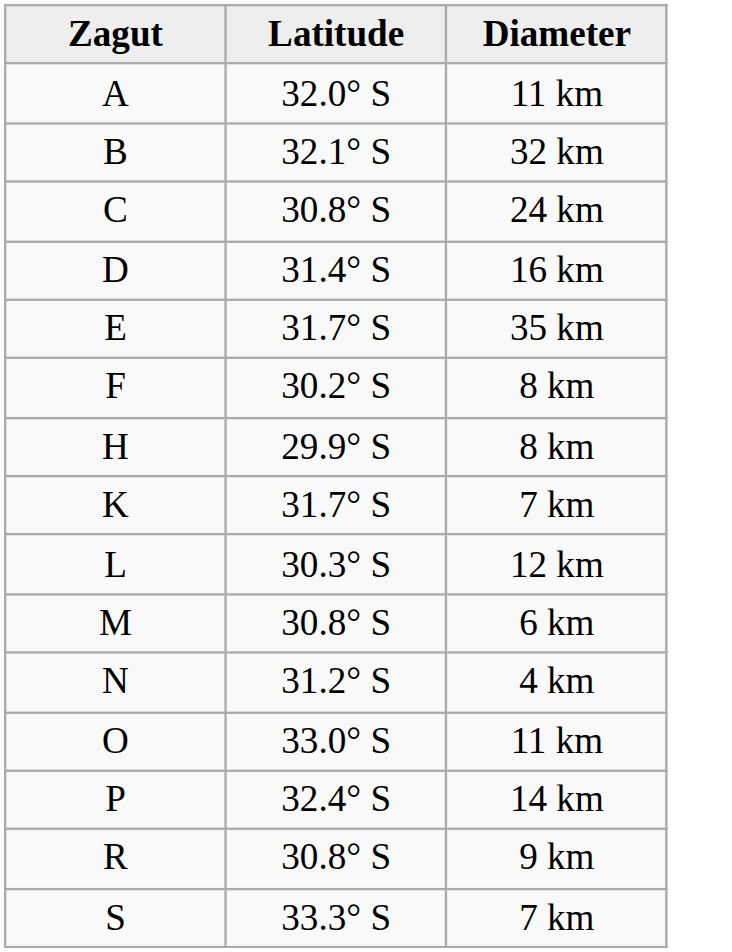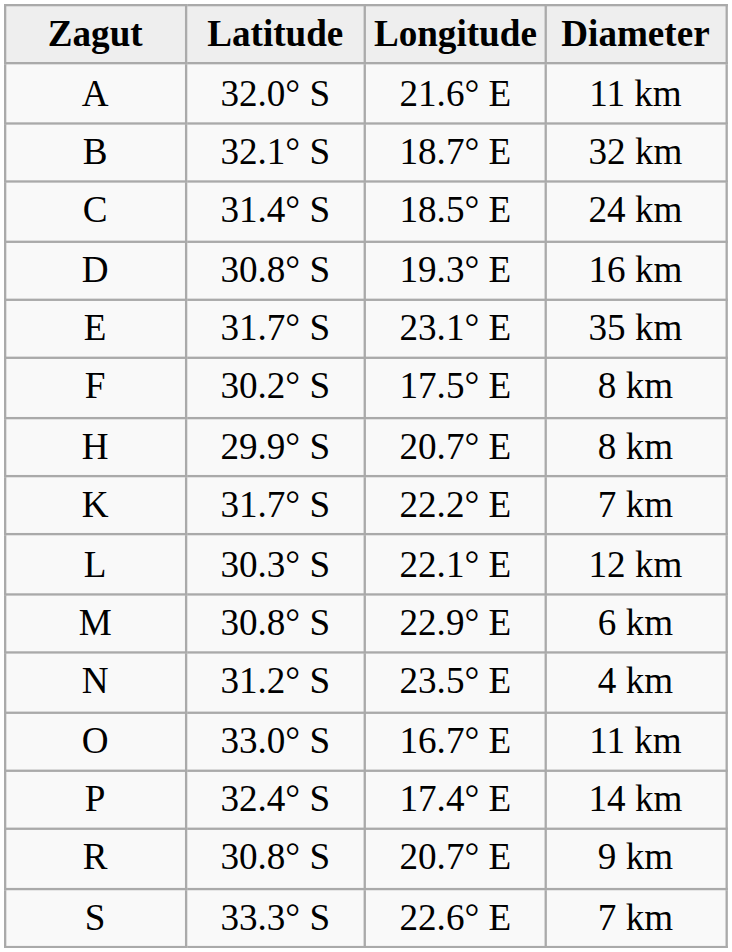+ column: (455, 33)
(336, 210) 30.8° S -> (275, 210) 31.4° S
(336, 269) 31.4° S -> (275, 269) 30.8° S
